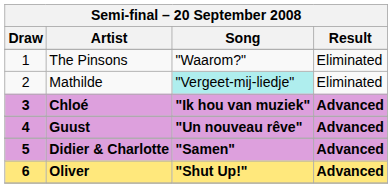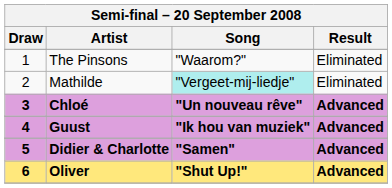(243, 104) "Ik hou van muziek" -> (239, 104) "Un nouveau rêve"
(239, 127) "Un nouveau rêve" -> (243, 127) "Ik hou van muziek"
